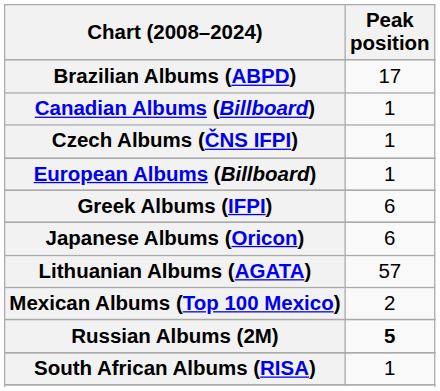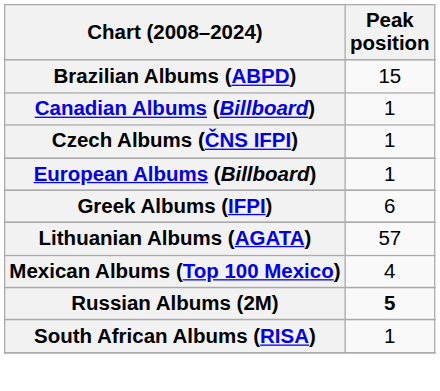(390, 76) 17 -> (390, 76) 15
- row: (175, 238)
(390, 303) 2 -> (390, 271) 4
